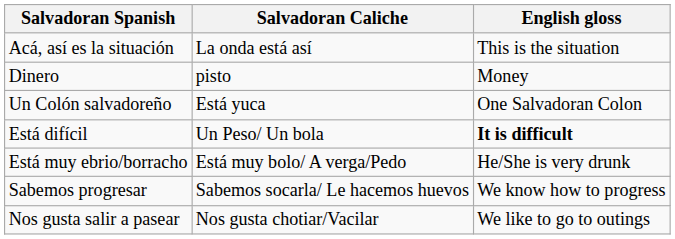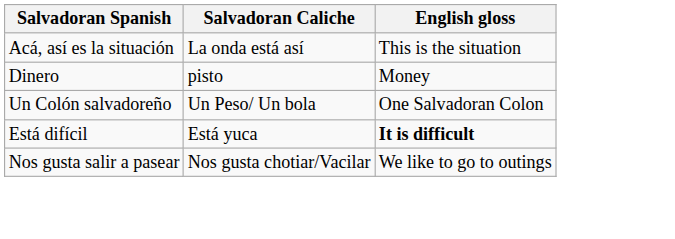(231, 104) Está yuca -> (252, 104) Un Peso/ Un bola
(260, 133) Un Peso/ Un bola -> (223, 133) Está yuca
- row: (98, 162)
- row: (78, 190)
